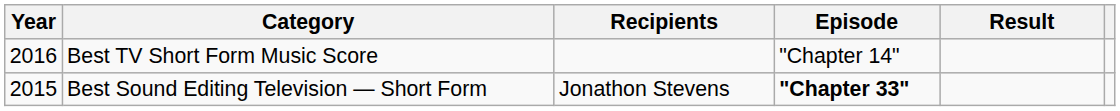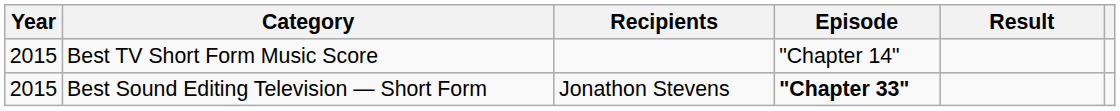(33, 56) 2016 -> (33, 56) 2015
